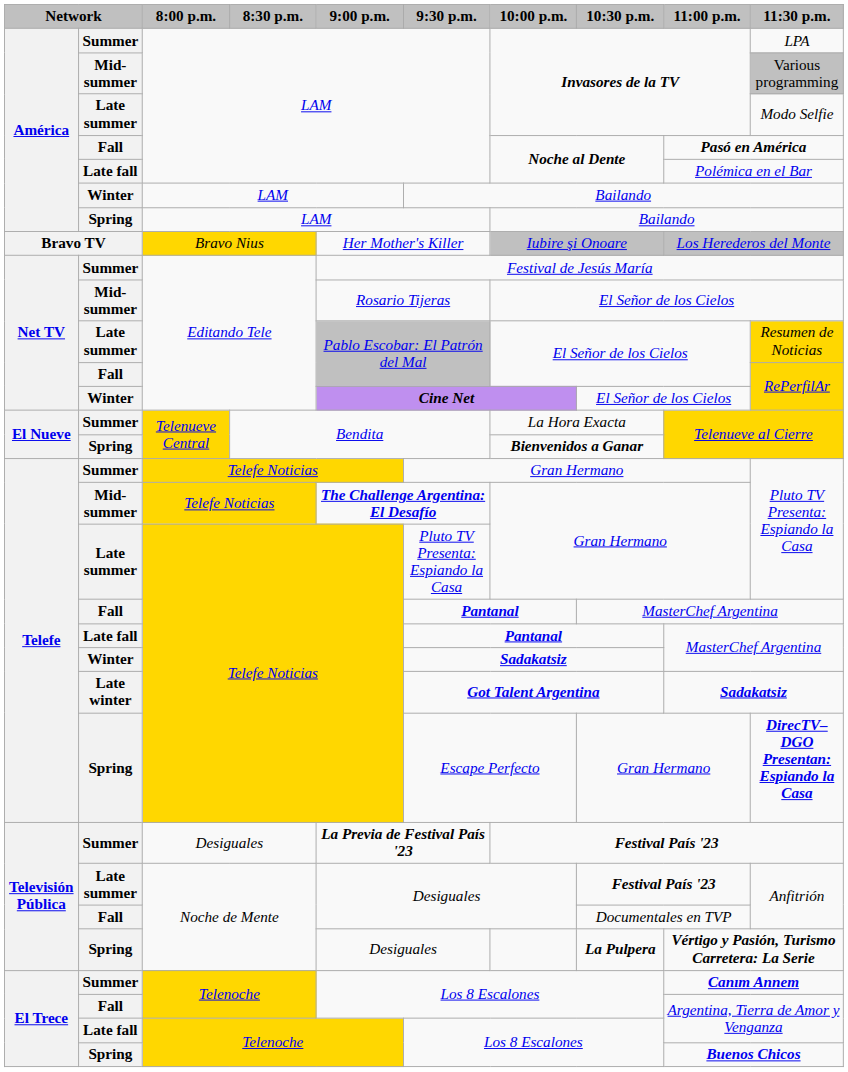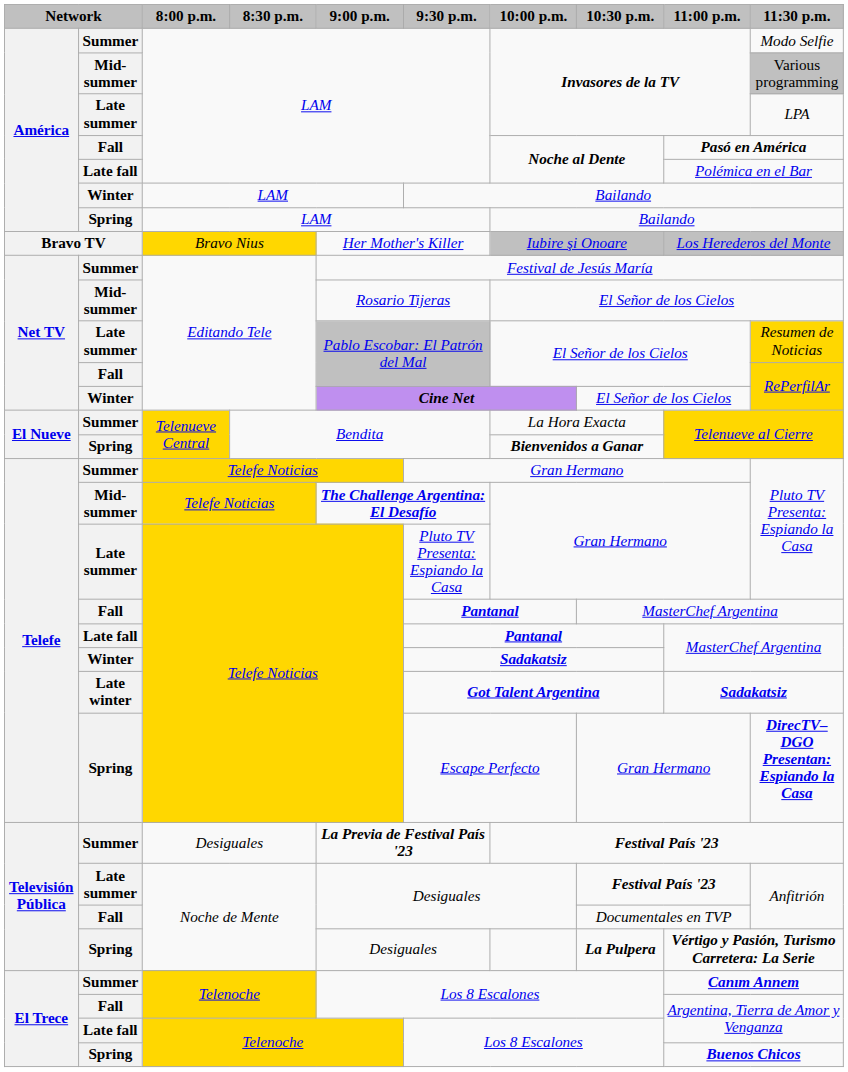(797, 40) LPA -> (797, 40) Modo Selfie
(797, 114) Modo Selfie -> (797, 114) LPA
